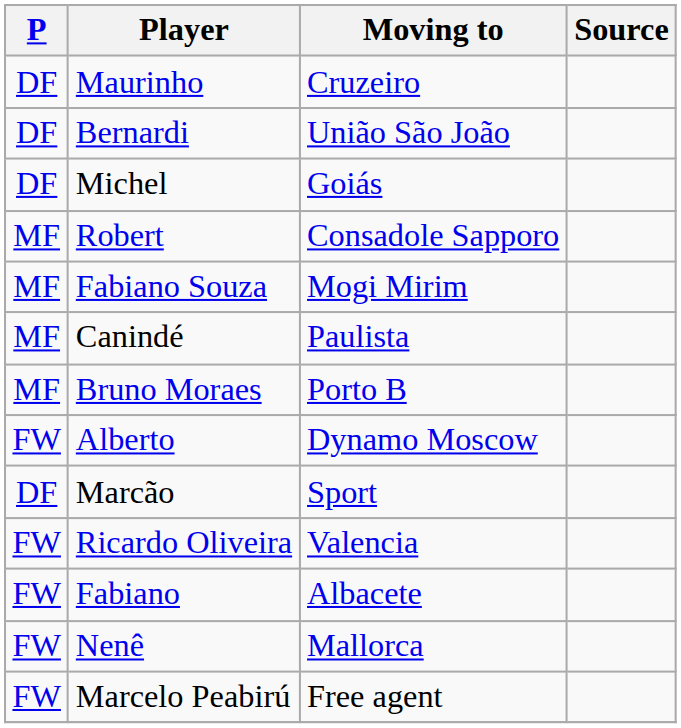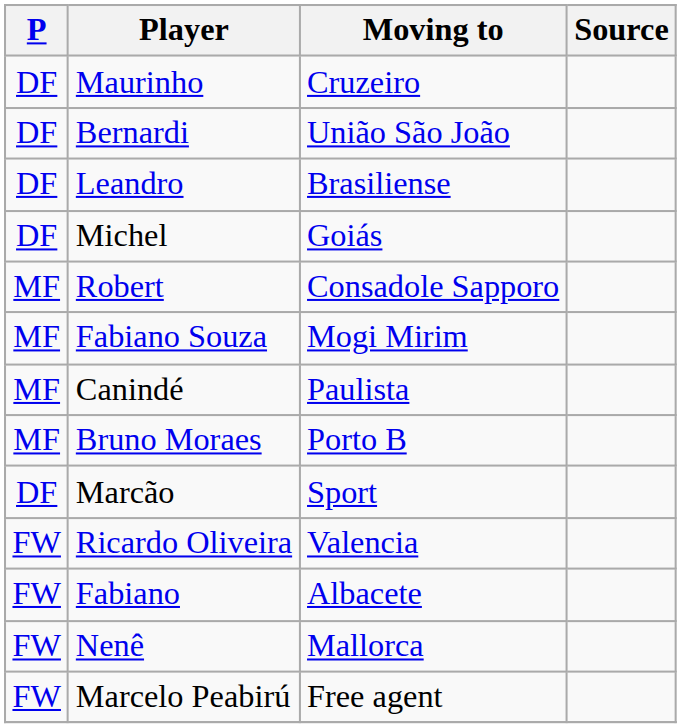+ row: (130, 183)
- row: (125, 440)
